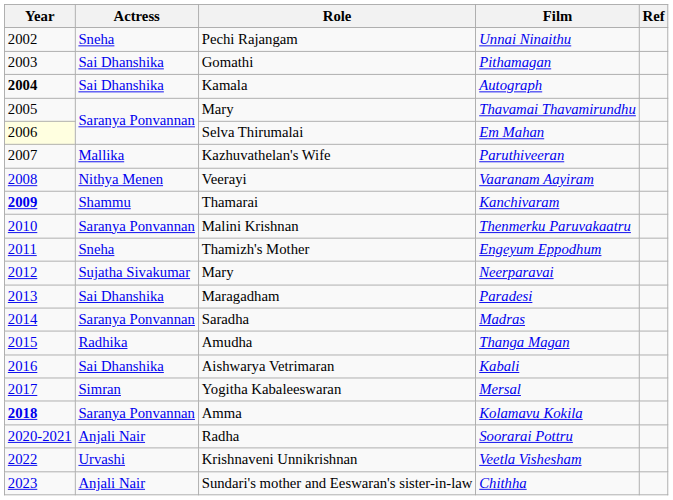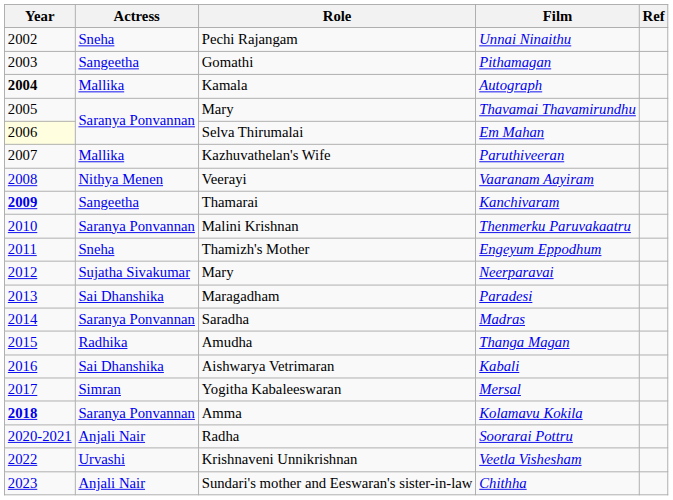(121, 62) Sai Dhanshika -> (109, 62) Sangeetha
(121, 86) Sai Dhanshika -> (101, 86) Mallika
(105, 202) Shammu -> (109, 202) Sangeetha
